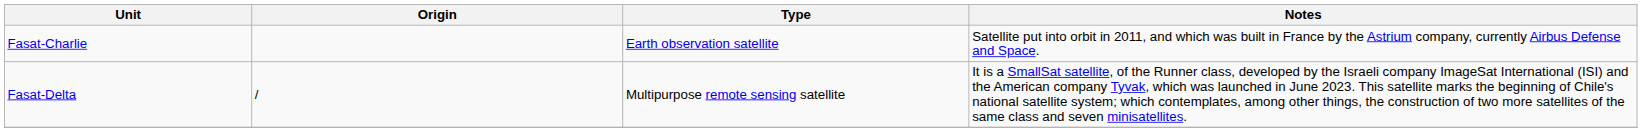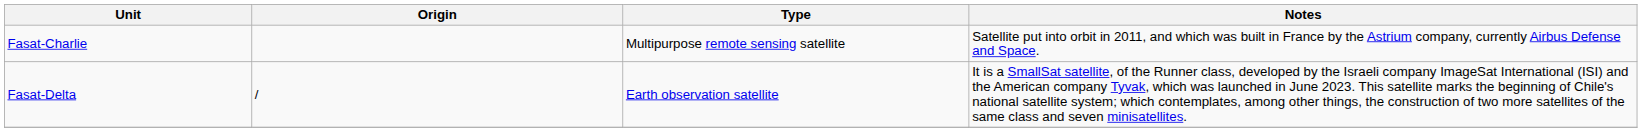(702, 43) Earth observation satellite -> (735, 43) Multipurpose remote sensing satellite
(735, 94) Multipurpose remote sensing satellite -> (702, 94) Earth observation satellite
